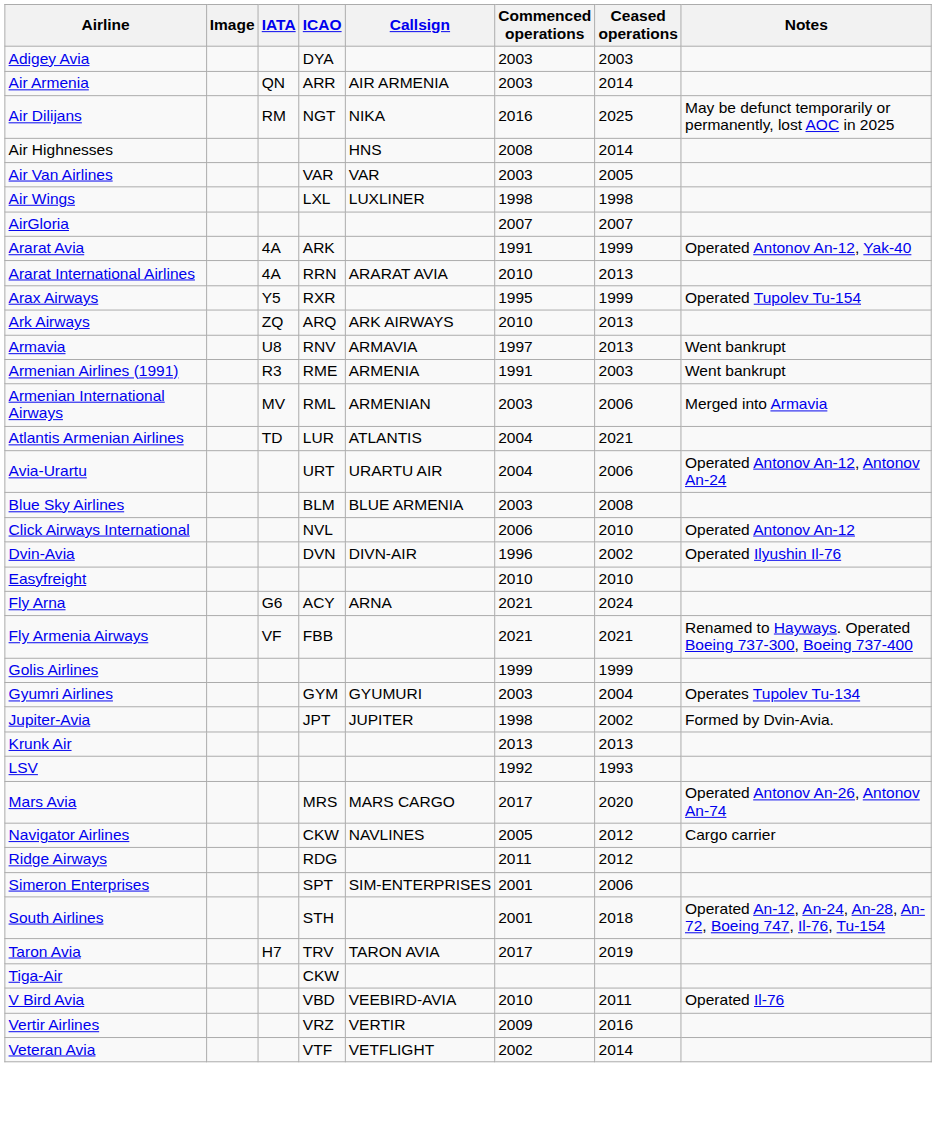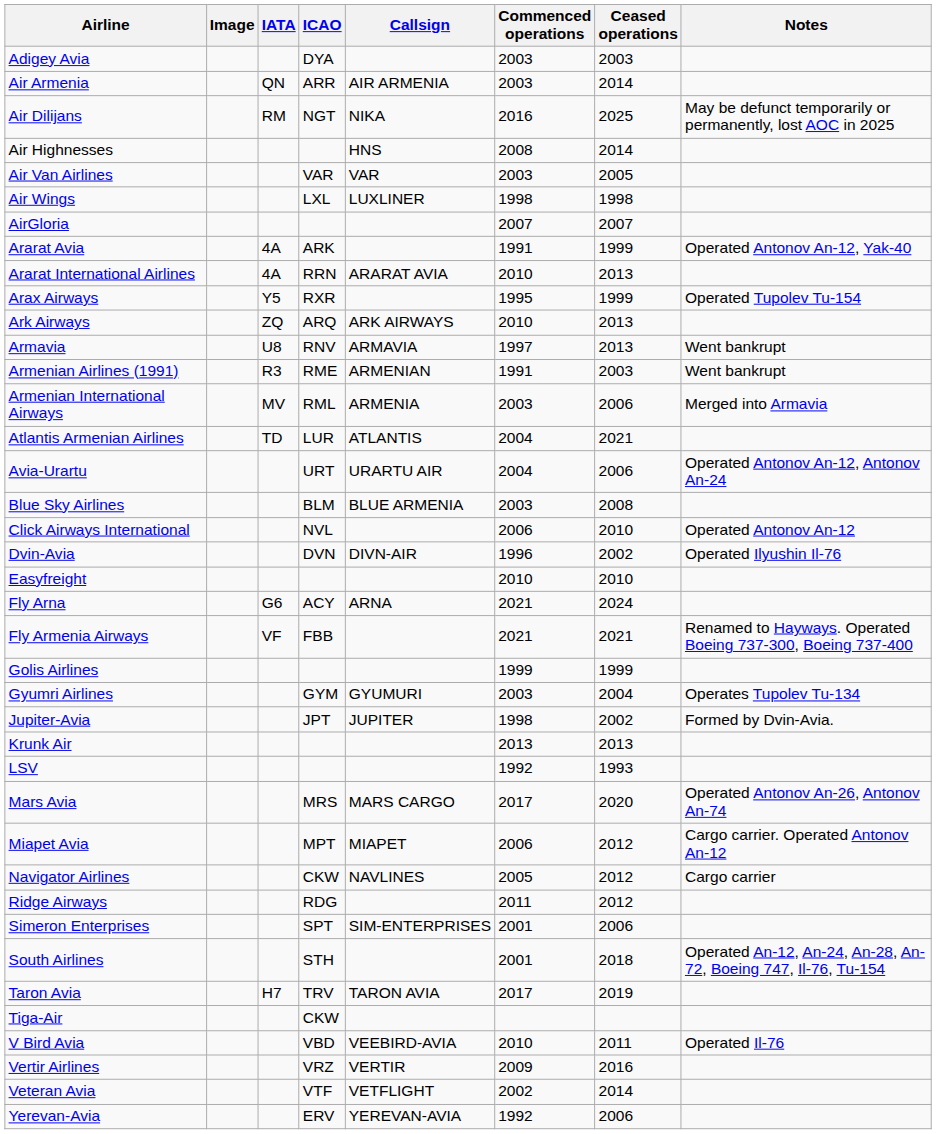(384, 371) ARMENIA -> (390, 371) ARMENIAN
(390, 405) ARMENIAN -> (384, 405) ARMENIA
+ row: (49, 844)
+ row: (54, 1116)
